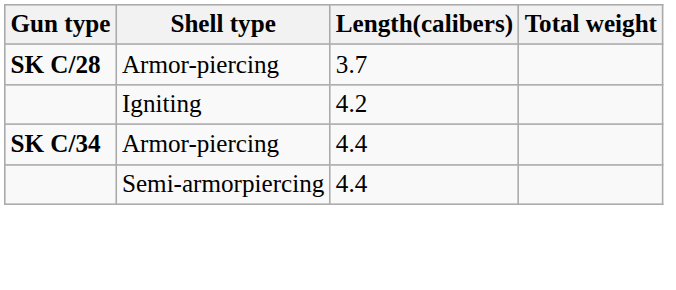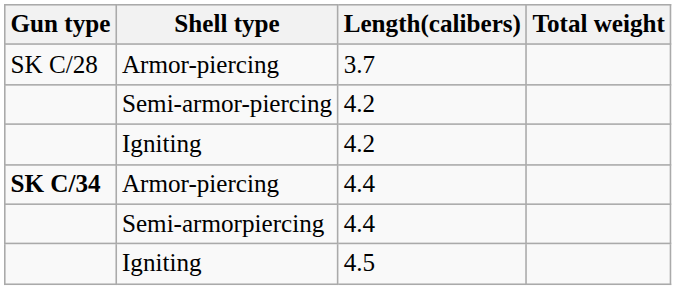(56, 64) bold -> (54, 64) normal
+ row: (227, 104)
+ row: (162, 263)
